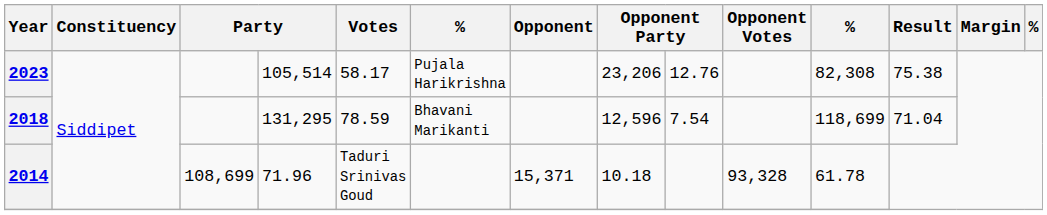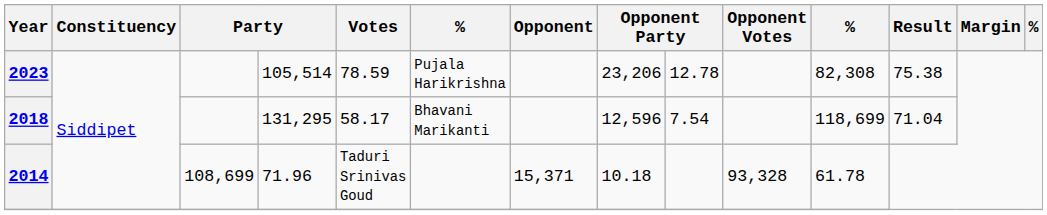(365, 74) 58.17 -> (365, 74) 78.59
(694, 74) 12.76 -> (694, 74) 12.78
(365, 120) 78.59 -> (365, 120) 58.17
